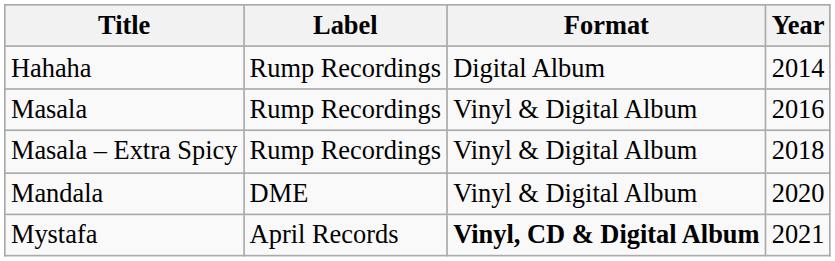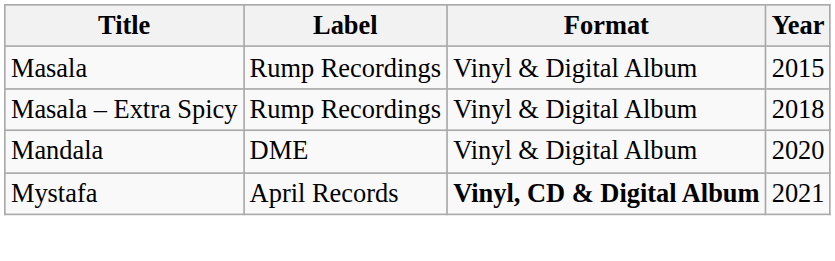- row: (51, 67)
(798, 109) 2016 -> (798, 67) 2015
